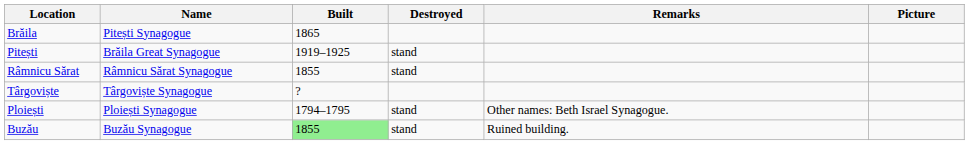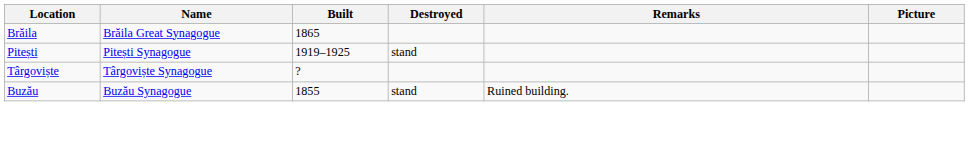(147, 33) Pitești Synagogue -> (162, 33) Brăila Great Synagogue
(162, 52) Brăila Great Synagogue -> (147, 52) Pitești Synagogue
- row: (43, 71)
- row: (25, 110)
(307, 129) lightgreen background -> (307, 91) no background
